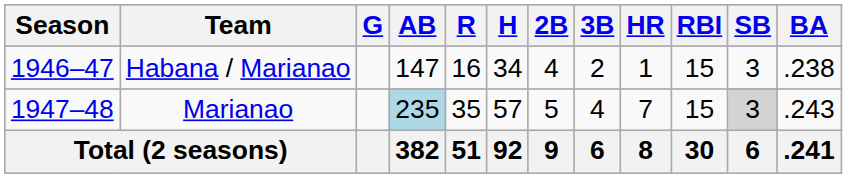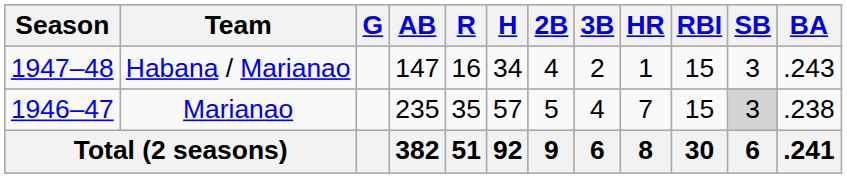(62, 67) 1946–47 -> (62, 67) 1947–48
(809, 67) .238 -> (809, 67) .243
(62, 109) 1947–48 -> (62, 109) 1946–47
(417, 109) lightblue background -> (417, 109) no background
(809, 109) .243 -> (809, 109) .238
